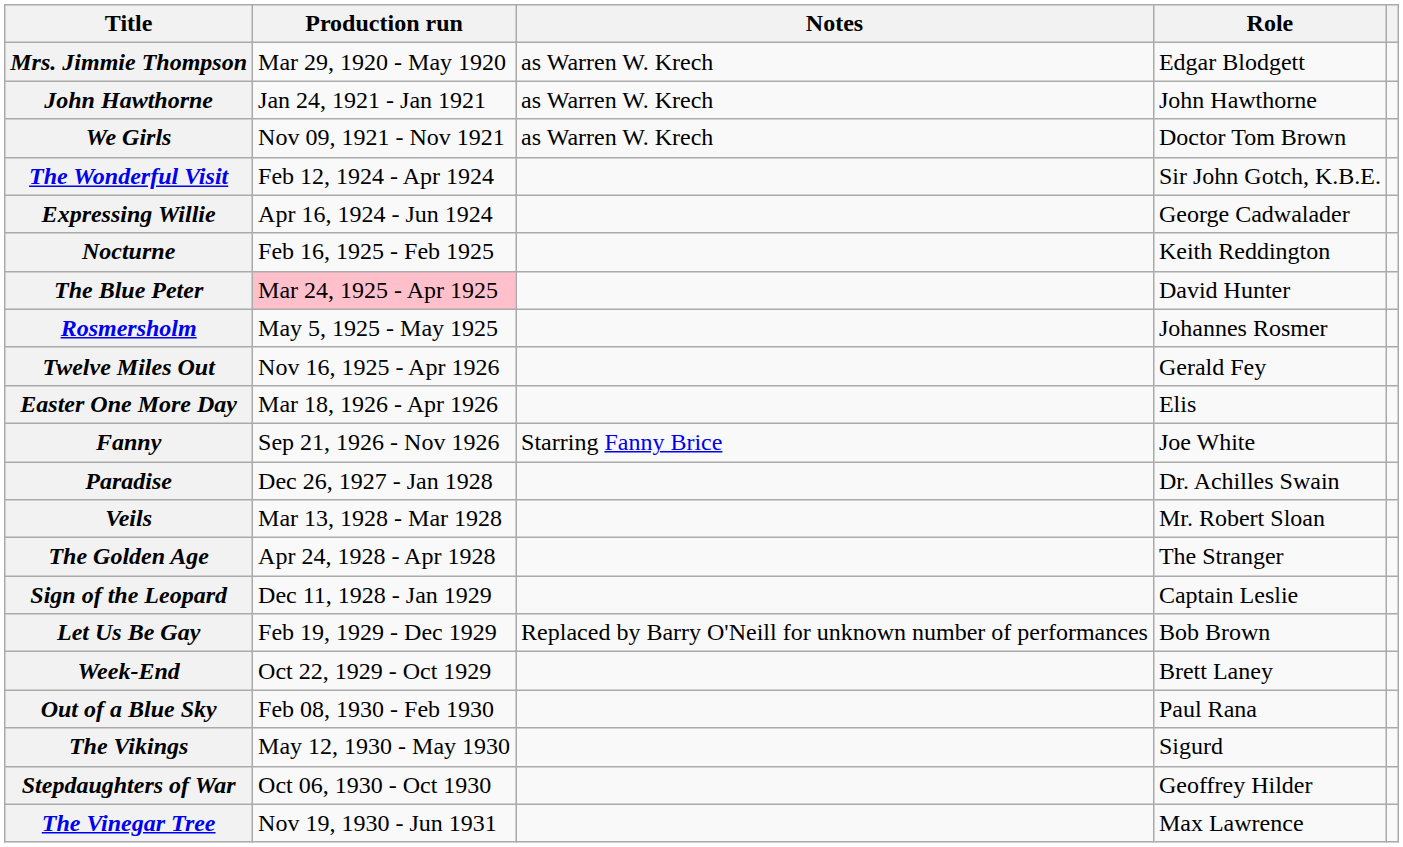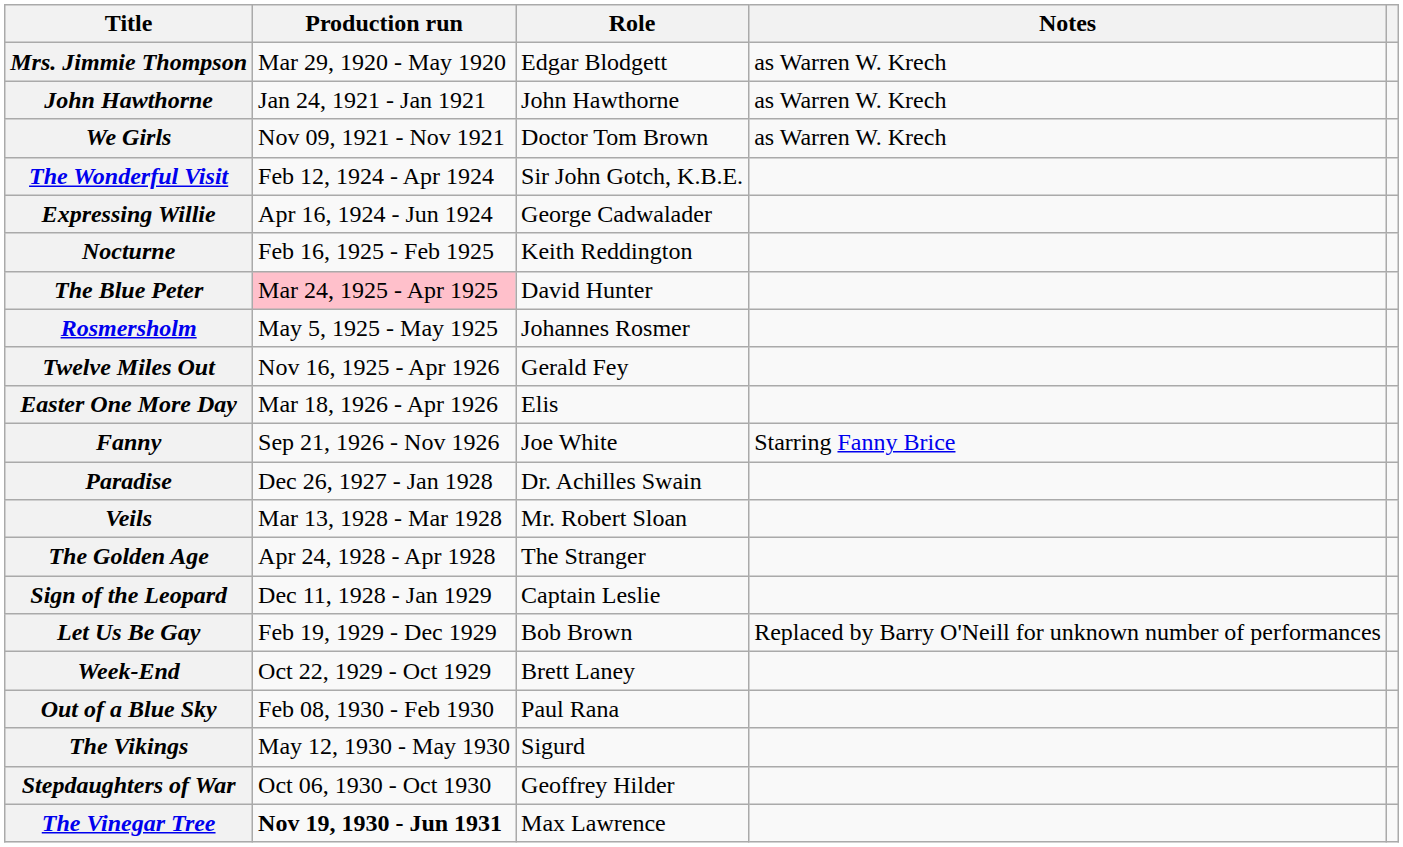columns swapped: (1270, 23) <-> (834, 23)
(377, 822) normal -> (380, 822) bold
